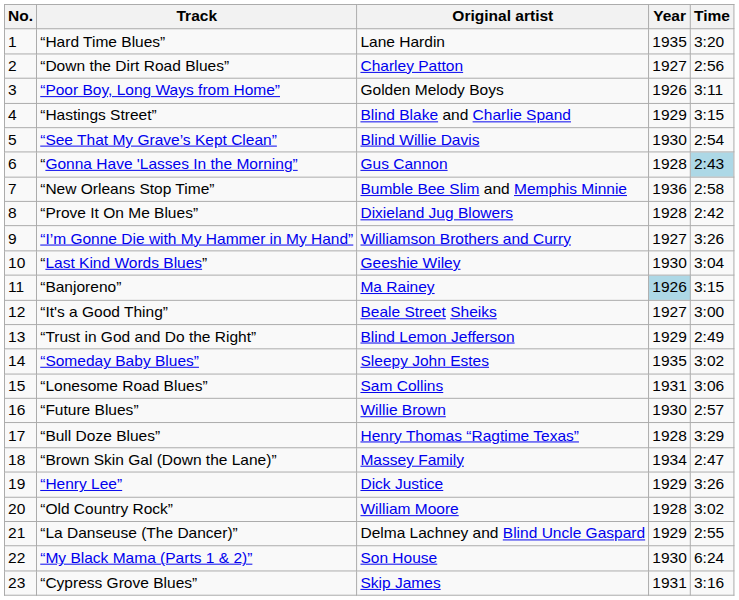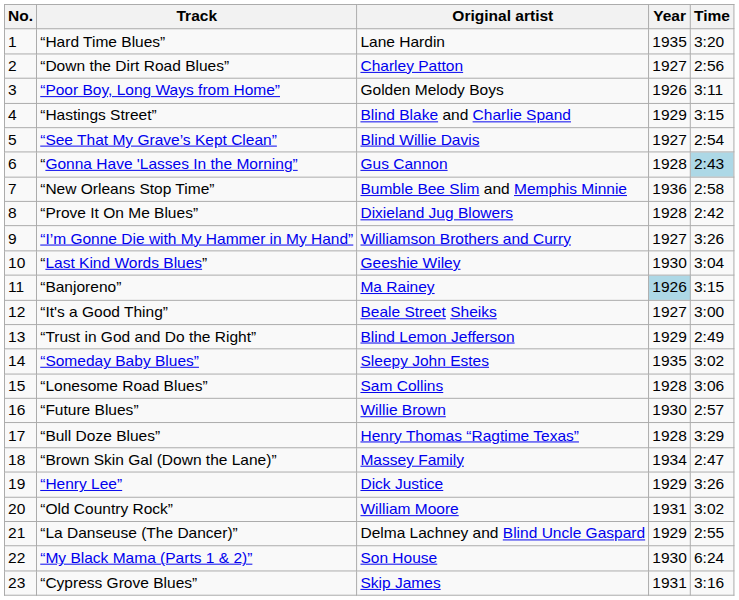(670, 139) 1930 -> (670, 139) 1927
(670, 386) 1931 -> (670, 386) 1928
(670, 509) 1928 -> (670, 509) 1931
